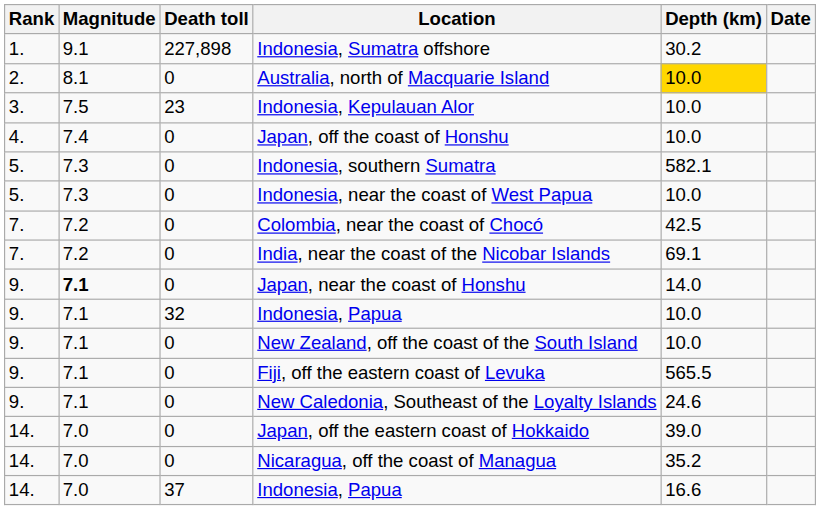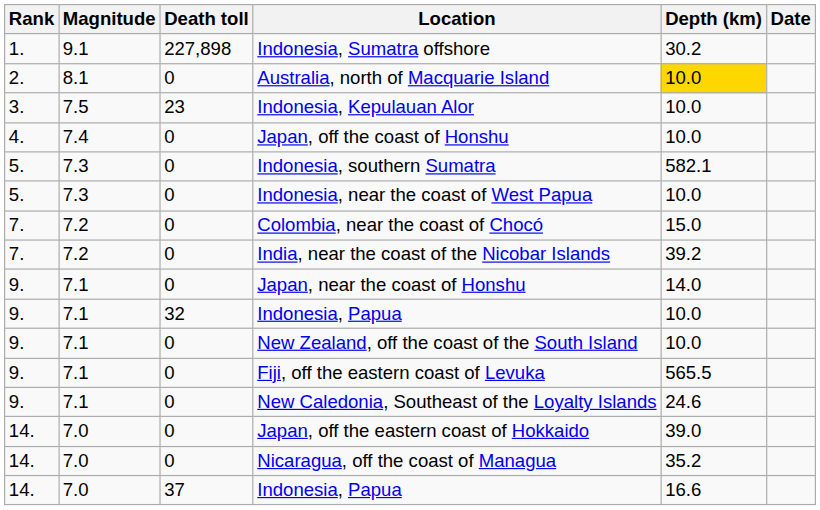(683, 225) 42.5 -> (683, 225) 15.0
(683, 254) 69.1 -> (683, 254) 39.2
(76, 284) bold -> (76, 284) normal
